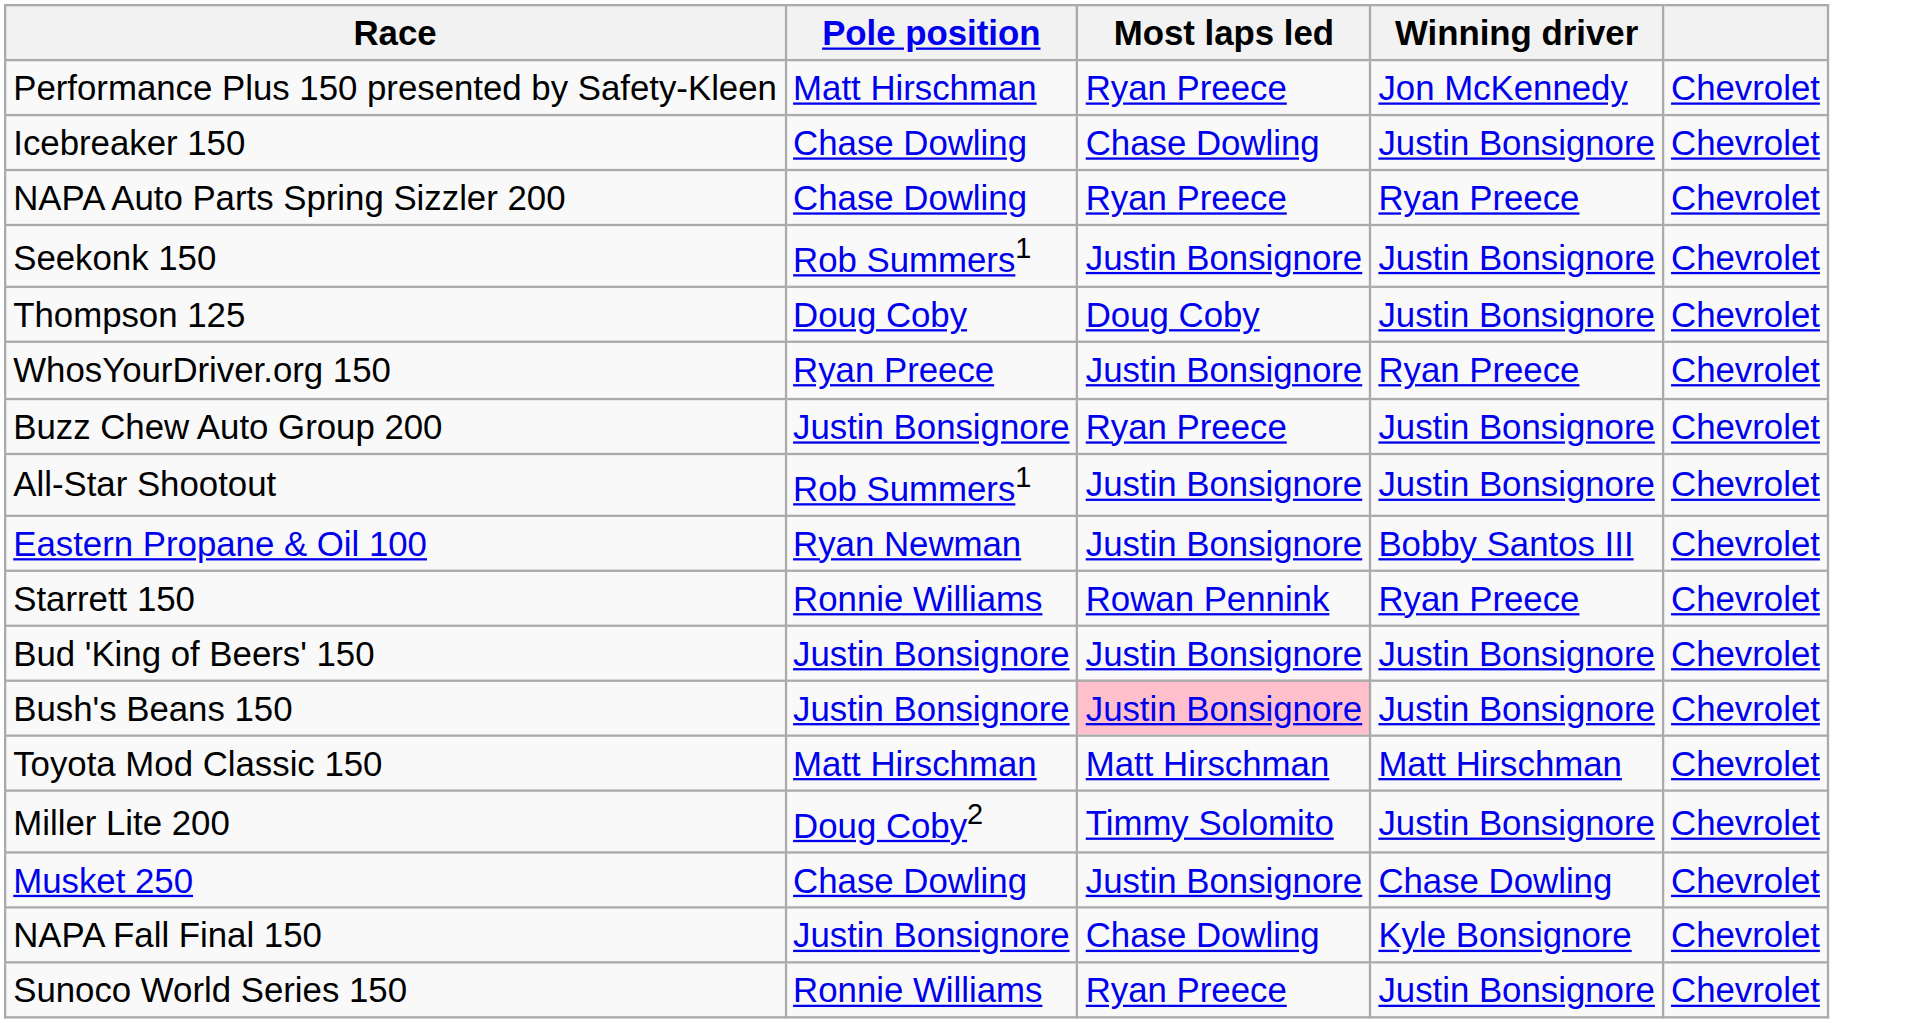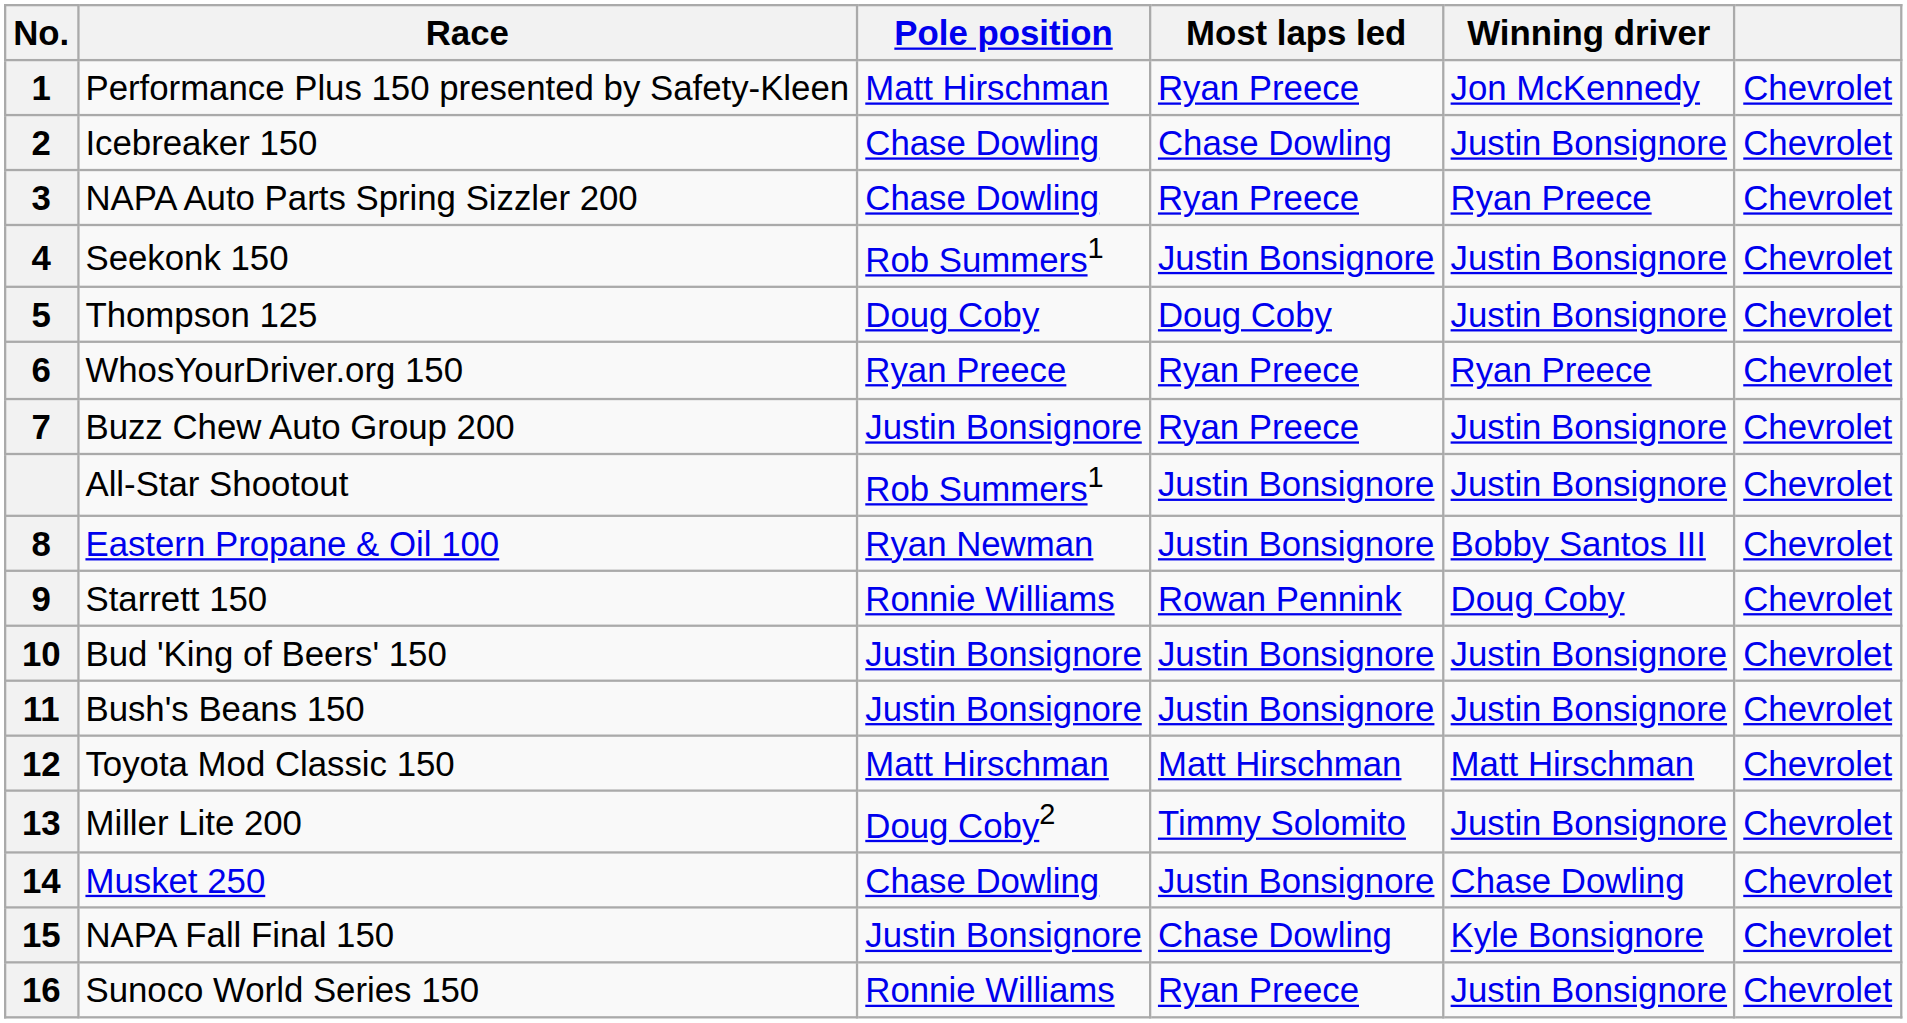+ column: (41, 33)
(1224, 371) Justin Bonsignore -> (1258, 371) Ryan Preece
(1479, 598) Ryan Preece -> (1538, 598) Doug Coby
(1224, 708) pink background -> (1296, 708) no background
